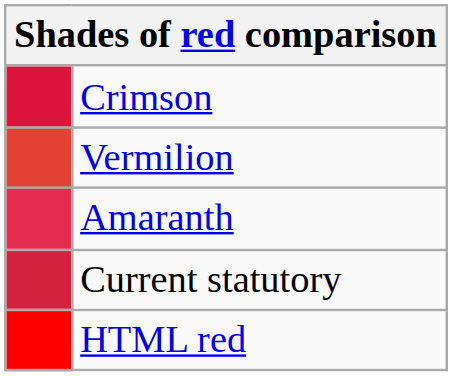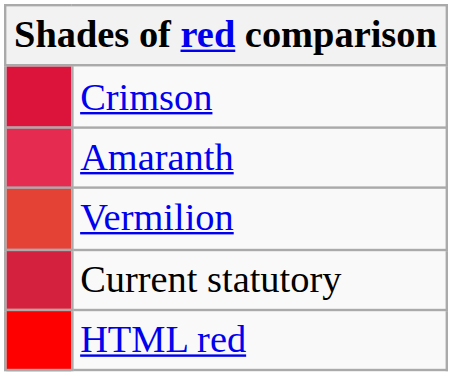rows swapped: (157, 217) <-> (157, 156)
